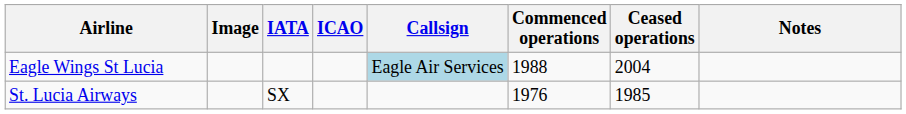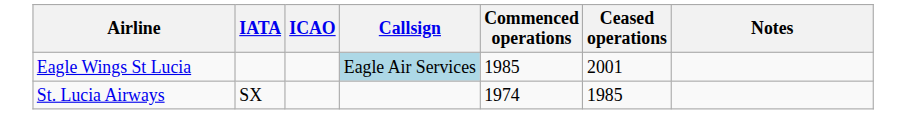- column: (235, 28)
(530, 66) 1988 -> (502, 66) 1985
(633, 66) 2004 -> (605, 66) 2001
(530, 94) 1976 -> (502, 94) 1974
